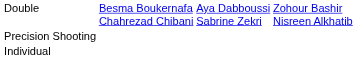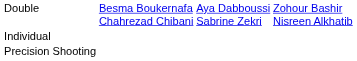rows swapped: (27, 51) <-> (50, 36)
